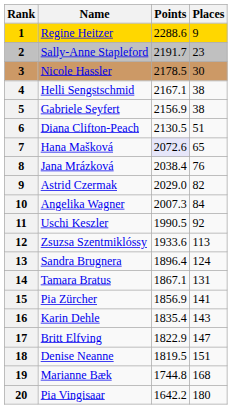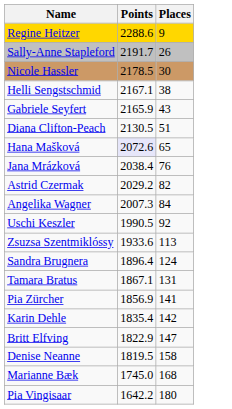- column: (21, 14)
(198, 52) 23 -> (165, 52) 26
(170, 109) 2156.9 -> (137, 109) 2165.9
(198, 109) 38 -> (165, 109) 43
(170, 185) 2029.0 -> (137, 185) 2029.2
(201, 318) 143 -> (168, 318) 142
(201, 356) 151 -> (168, 356) 158
(170, 375) 1744.8 -> (137, 375) 1745.0
